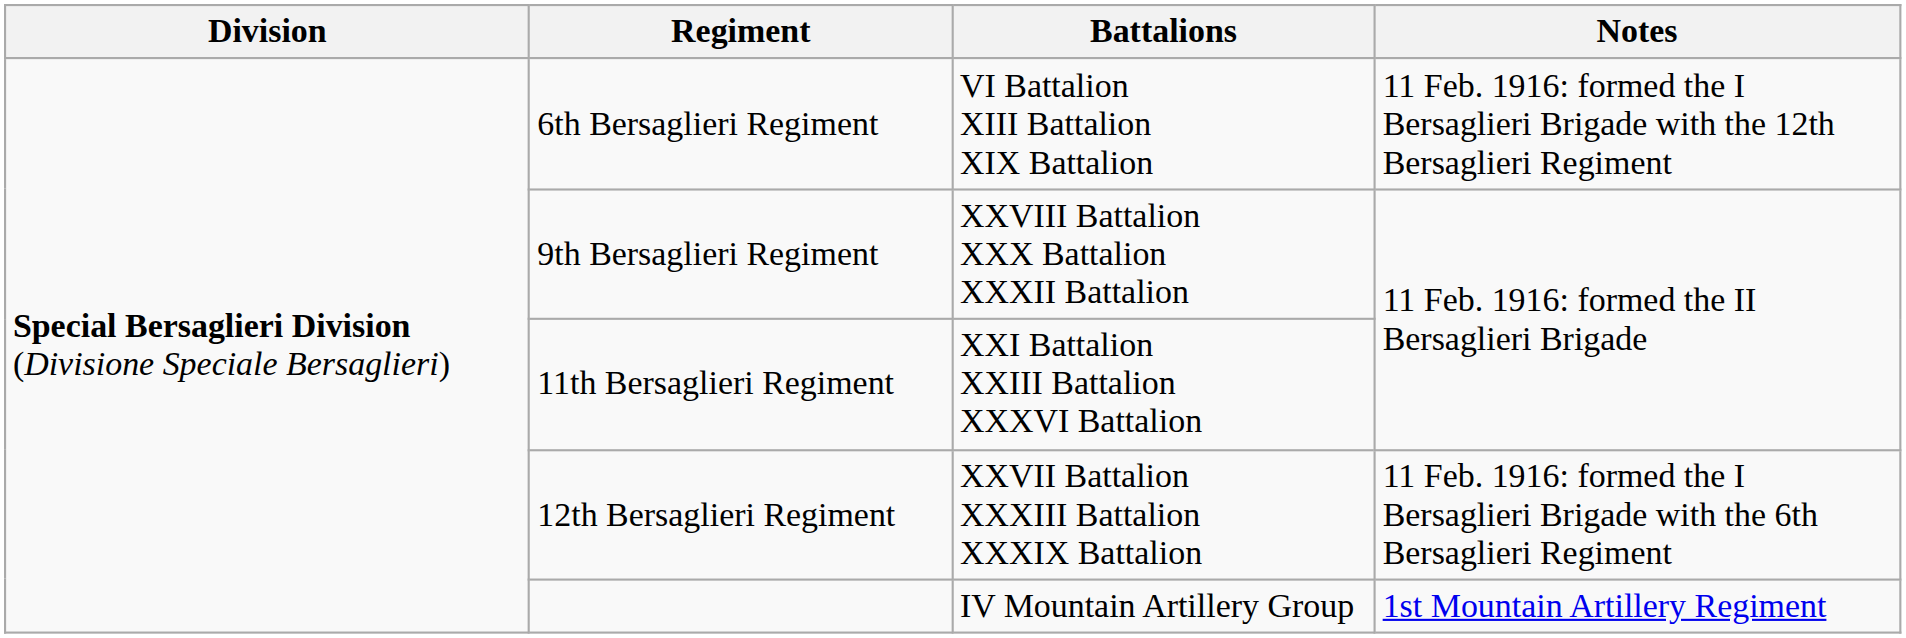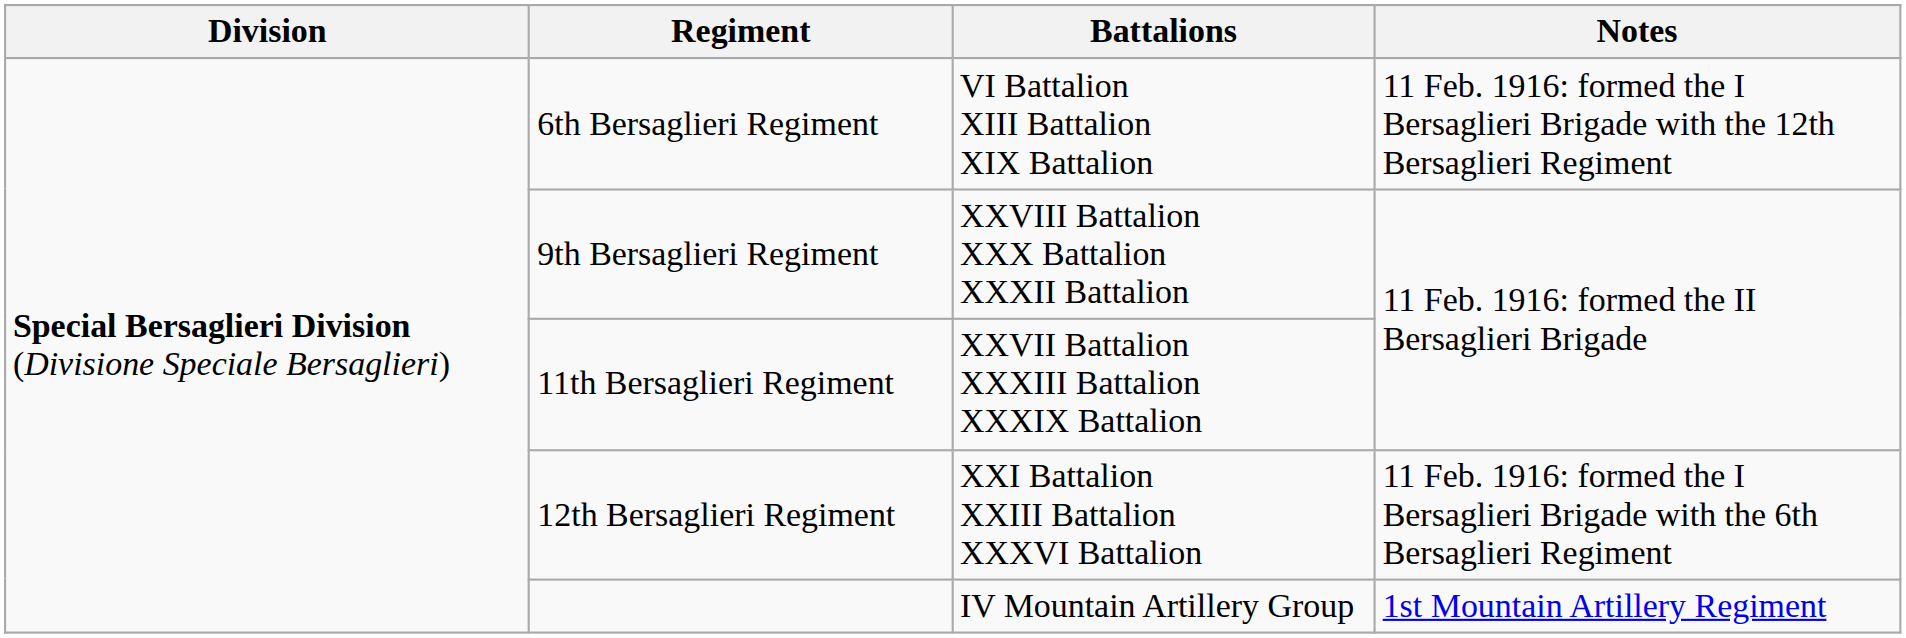(1081, 383) XXI Battalion XXIII Battalion XXXVI Battalion -> (1081, 383) XXVII Battalion XXXIII Battalion XXXIX Battalion
(1081, 513) XXVII Battalion XXXIII Battalion XXXIX Battalion -> (1081, 513) XXI Battalion XXIII Battalion XXXVI Battalion
